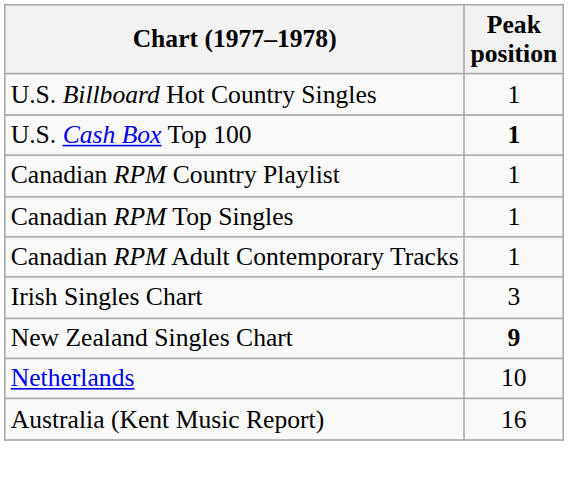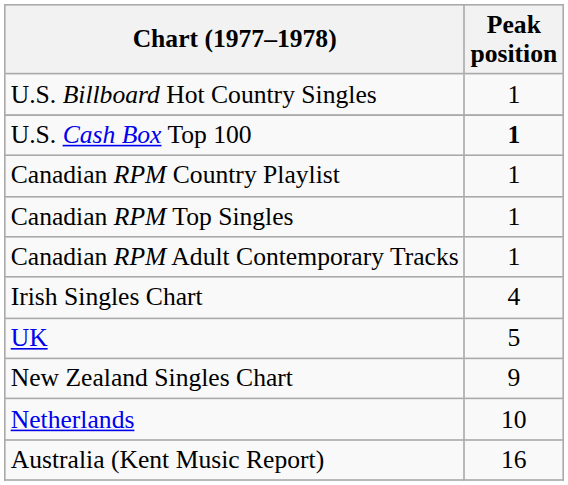(514, 297) 3 -> (514, 297) 4
+ row: (29, 337)
(514, 337) bold -> (514, 378) normal
